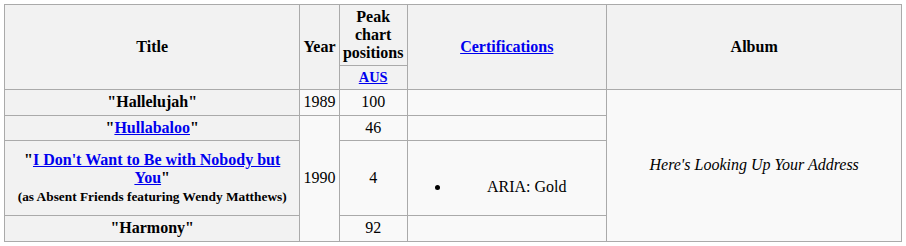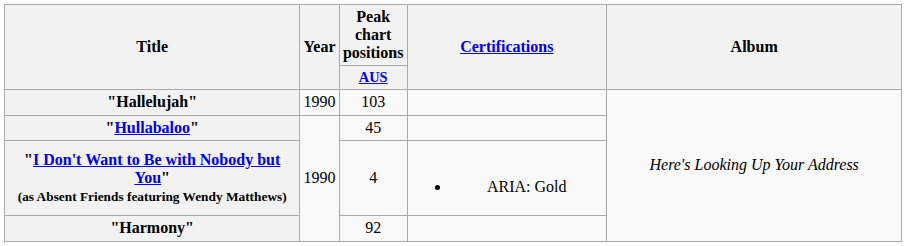(320, 102) 1989 -> (320, 102) 1990
(373, 102) 100 -> (373, 102) 103
(373, 127) 46 -> (373, 127) 45
